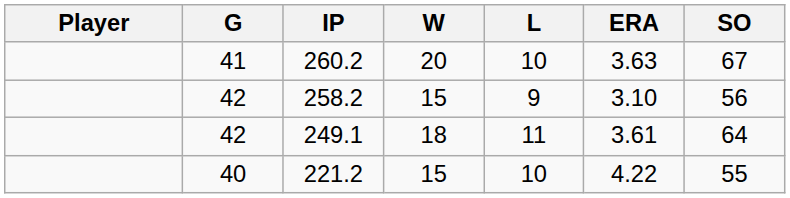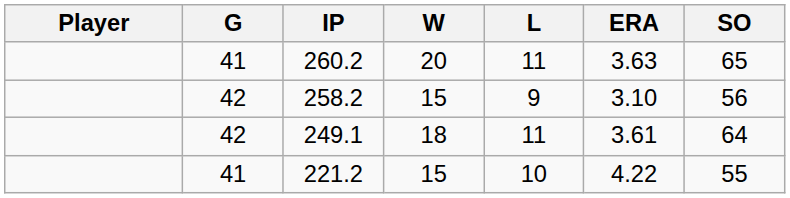(534, 60) 10 -> (534, 60) 11
(734, 60) 67 -> (734, 60) 65
(233, 173) 40 -> (233, 173) 41
